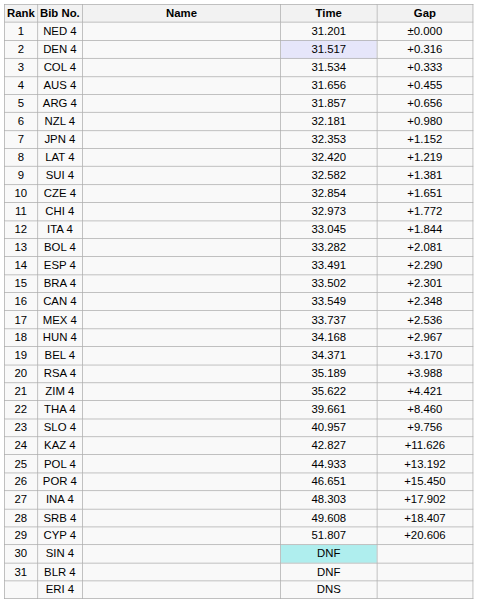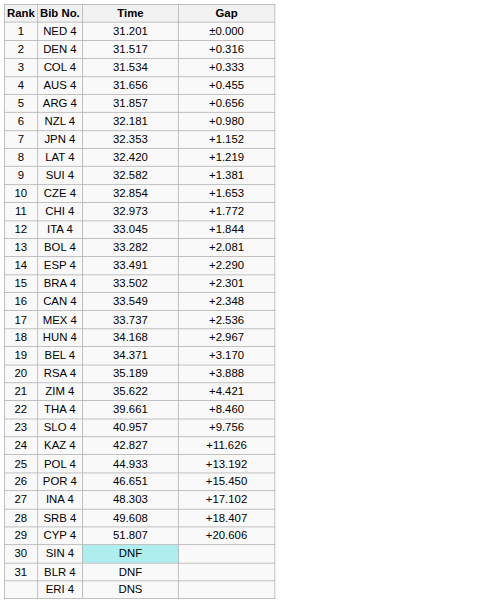- column: (182, 13)
(329, 49) lavender background -> (130, 49) no background
(425, 193) +1.651 -> (227, 193) +1.653
(425, 373) +3.988 -> (227, 373) +3.888
(425, 499) +17.902 -> (227, 499) +17.102
